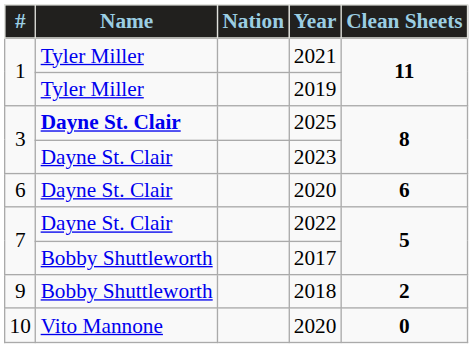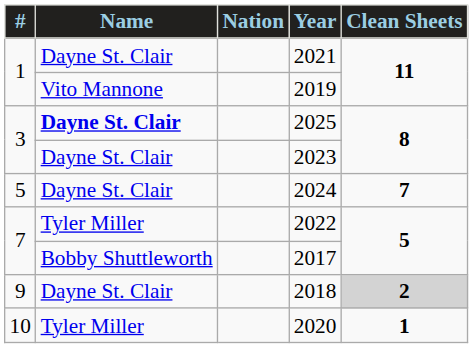(92, 55) Tyler Miller -> (107, 55) Dayne St. Clair
(92, 88) Tyler Miller -> (102, 88) Vito Mannone
+ row: (20, 190)
- row: (20, 190)
(107, 223) Dayne St. Clair -> (92, 223) Tyler Miller
(127, 291) Bobby Shuttleworth -> (107, 291) Dayne St. Clair
(404, 291) no background -> (404, 291) lightgrey background
(102, 325) Vito Mannone -> (92, 325) Tyler Miller
(404, 325) 0 -> (404, 325) 1
